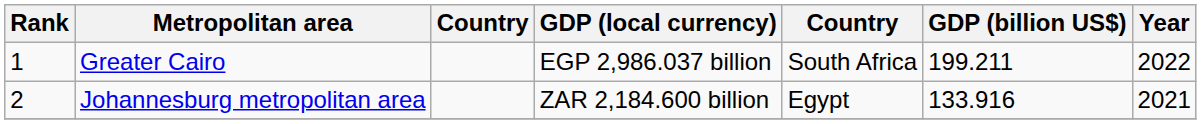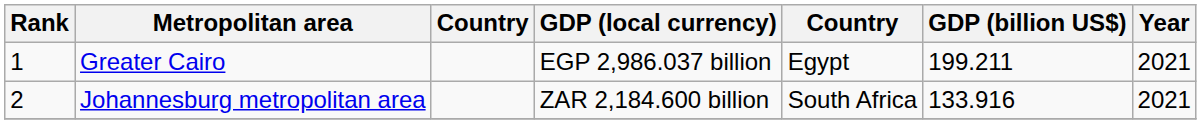(852, 61) South Africa -> (818, 61) Egypt
(1164, 61) 2022 -> (1164, 61) 2021
(818, 99) Egypt -> (852, 99) South Africa
